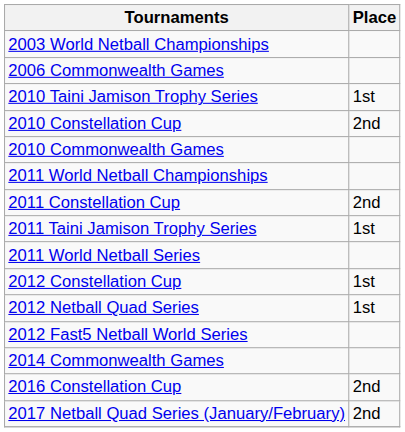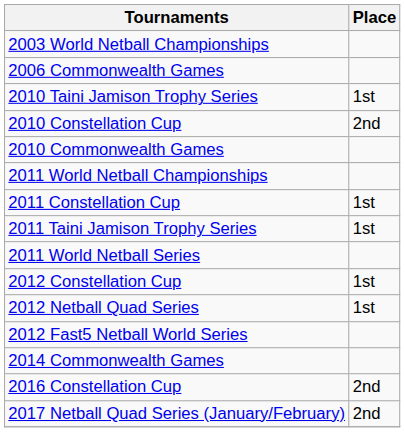(367, 202) 2nd -> (364, 202) 1st
